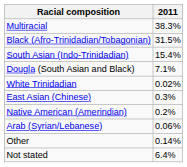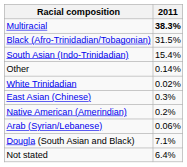(168, 26) normal -> (168, 26) bold
rows swapped: (70, 69) <-> (18, 141)
